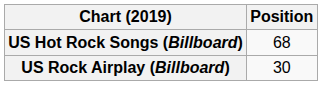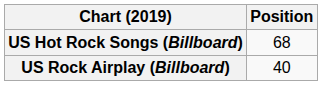(282, 67) 30 -> (282, 67) 40
